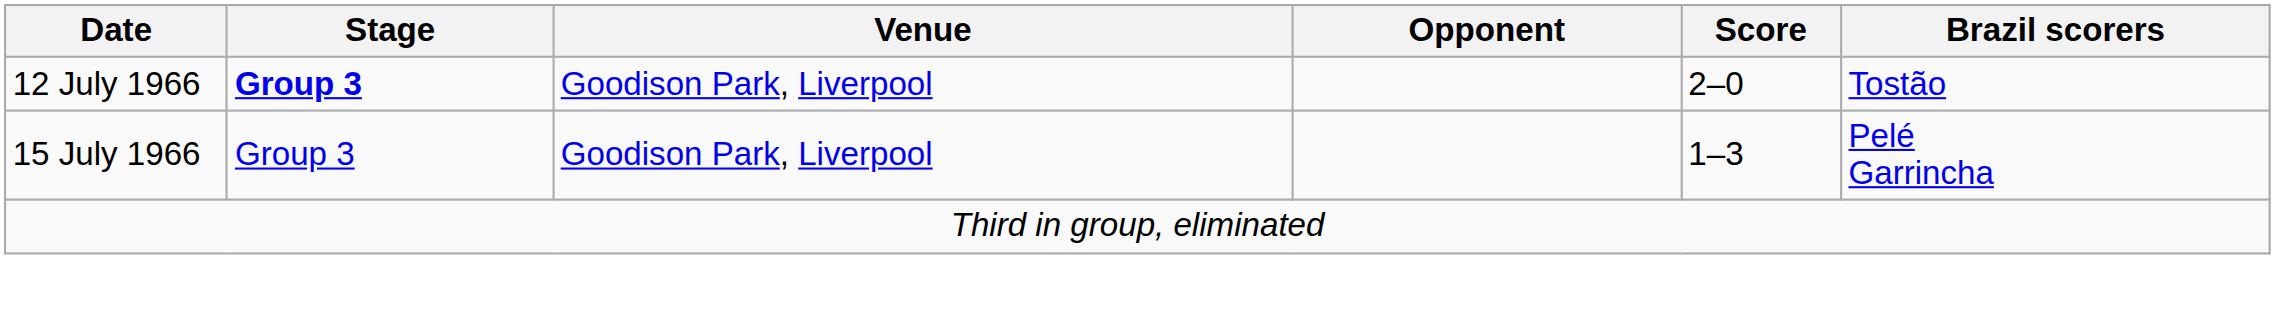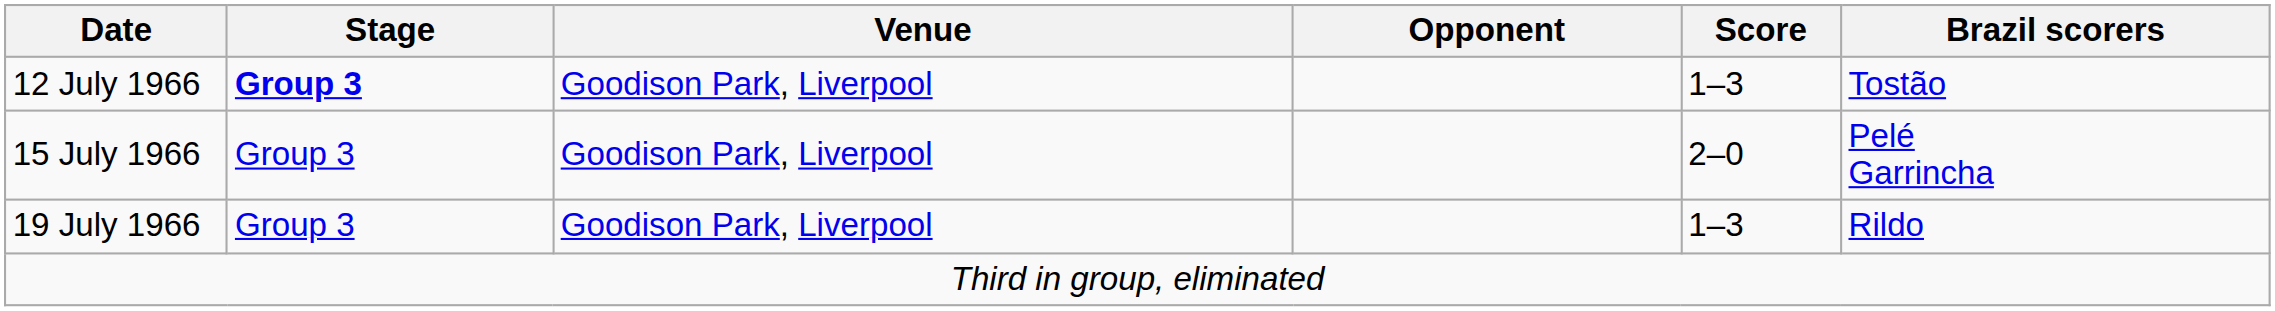(1716, 83) 2–0 -> (1716, 83) 1–3
(1716, 154) 1–3 -> (1716, 154) 2–0
+ row: (107, 225)
